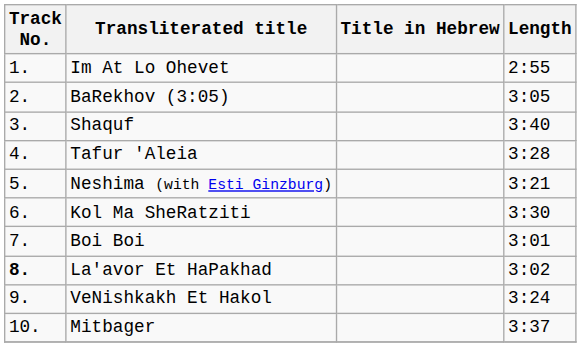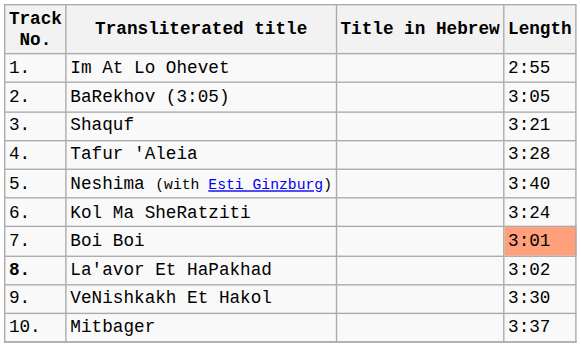(529, 126) 3:40 -> (529, 126) 3:21
(529, 184) 3:21 -> (529, 184) 3:40
(529, 212) 3:30 -> (529, 212) 3:24
(529, 241) no background -> (529, 241) lightsalmon background
(529, 299) 3:24 -> (529, 299) 3:30
